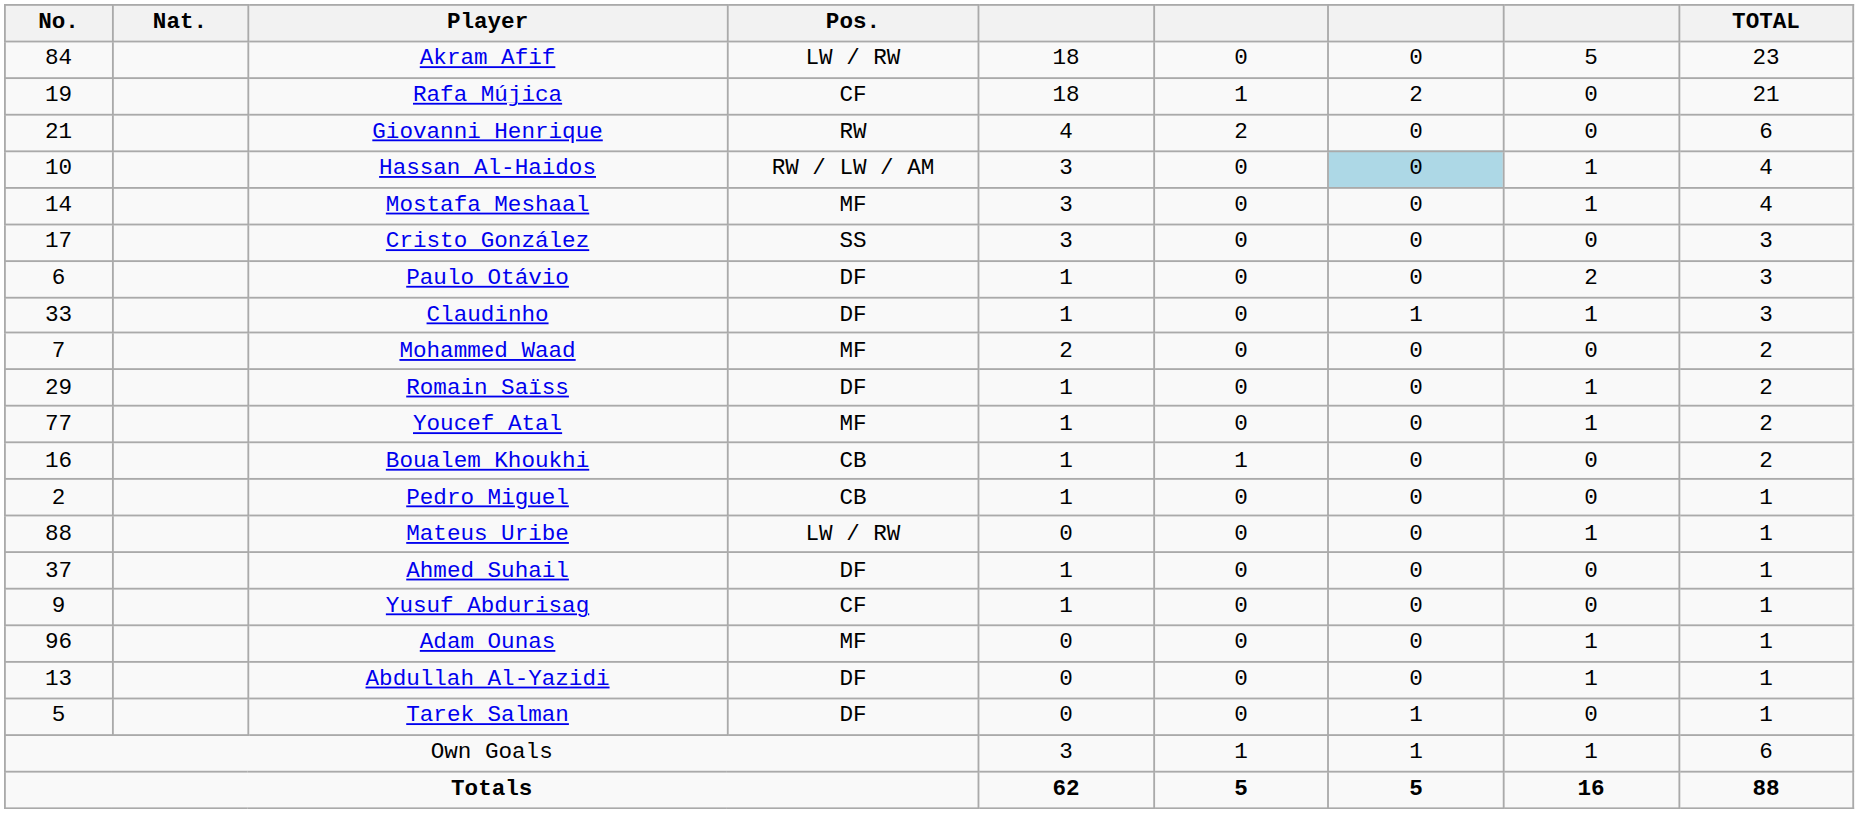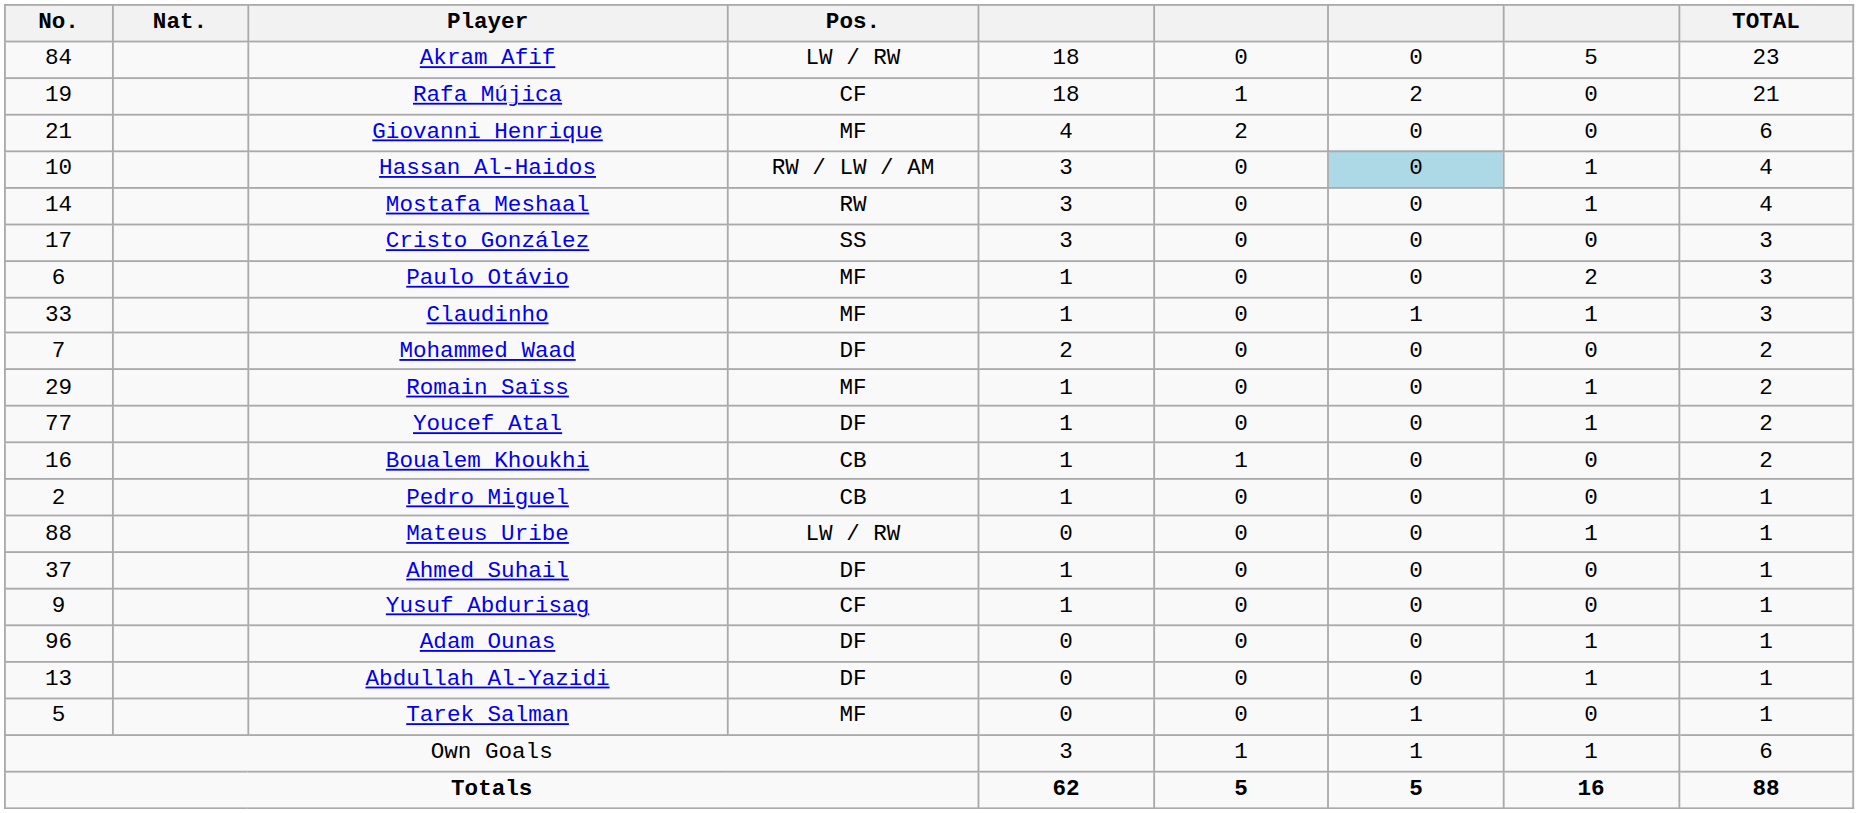(853, 133) RW -> (853, 133) MF
(853, 206) MF -> (853, 206) RW
(853, 279) DF -> (853, 279) MF
(853, 315) DF -> (853, 315) MF
(853, 352) MF -> (853, 352) DF
(853, 388) DF -> (853, 388) MF
(853, 425) MF -> (853, 425) DF
(853, 644) MF -> (853, 644) DF
(853, 717) DF -> (853, 717) MF
